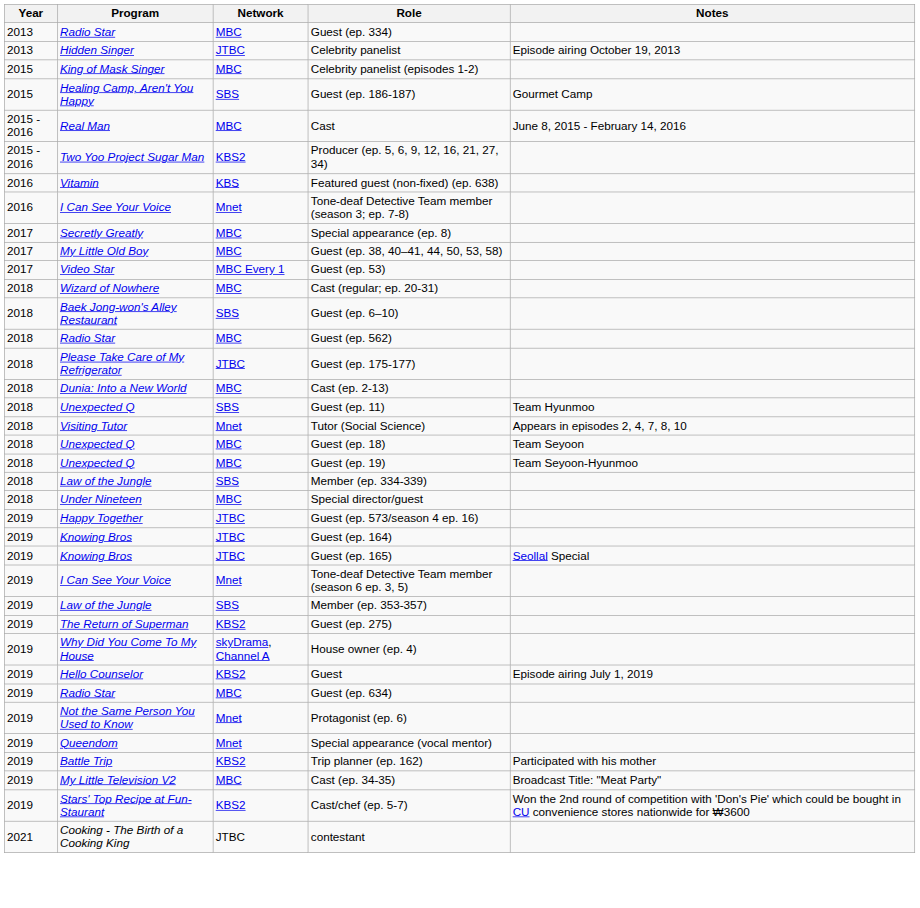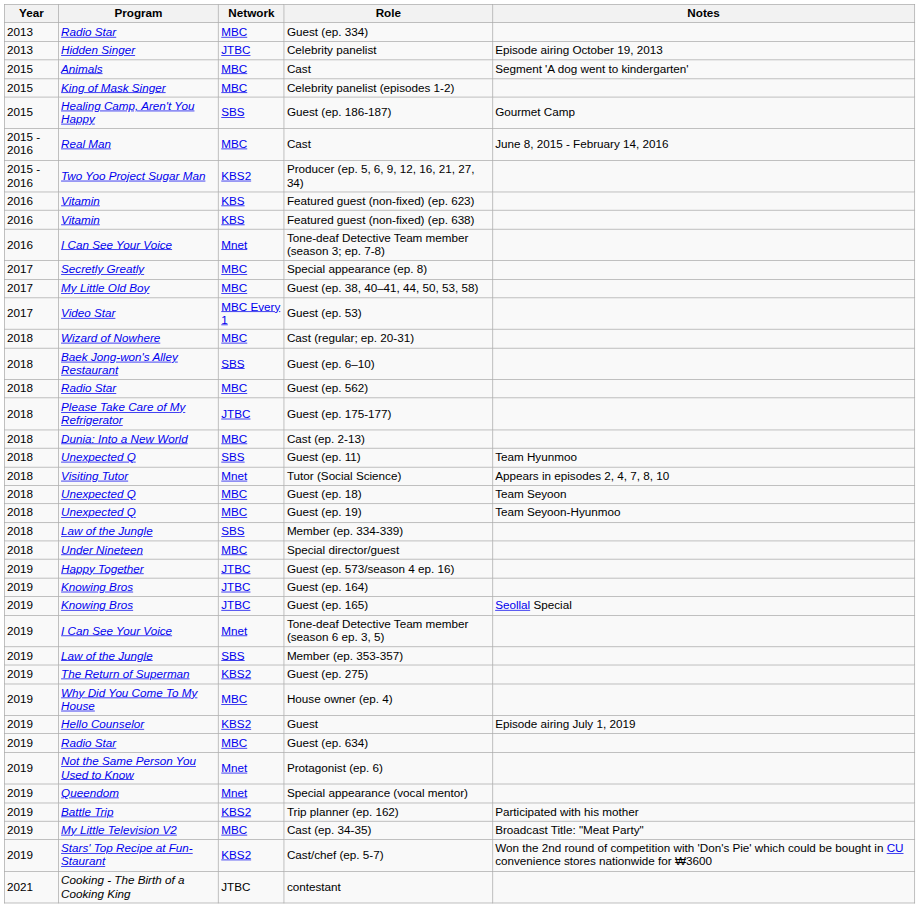+ row: (82, 69)
+ row: (80, 201)
(244, 649) skyDrama, Channel A -> (234, 699) MBC
